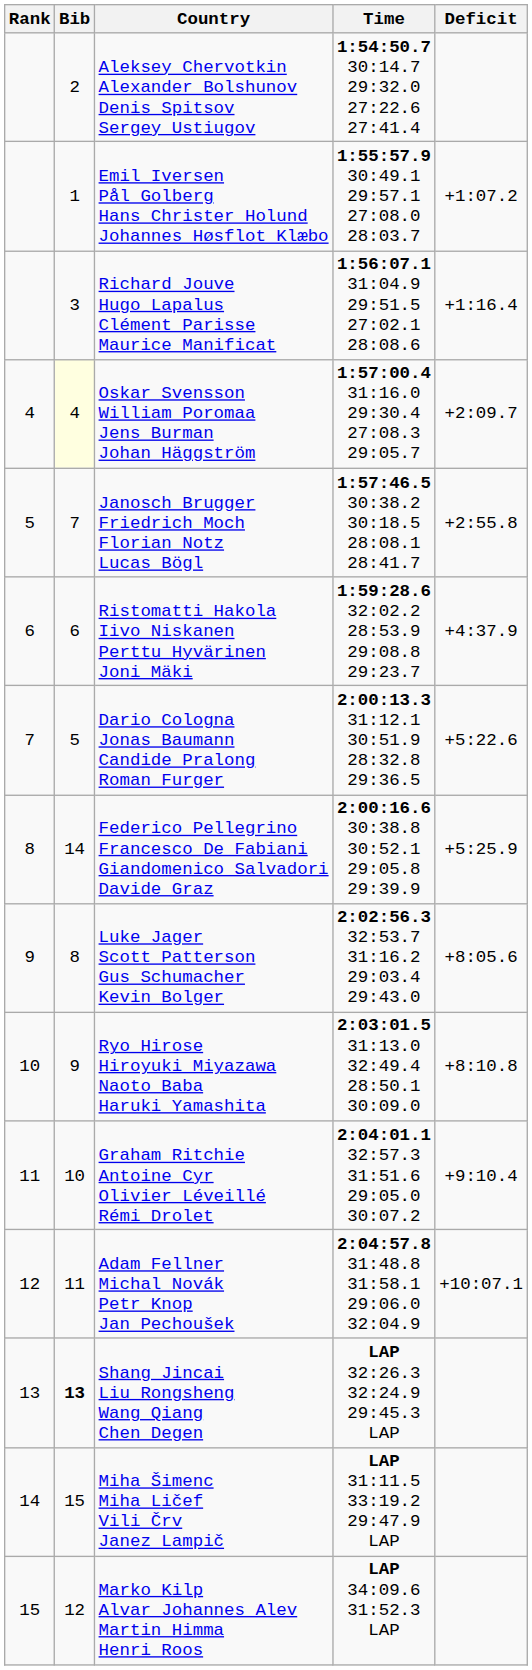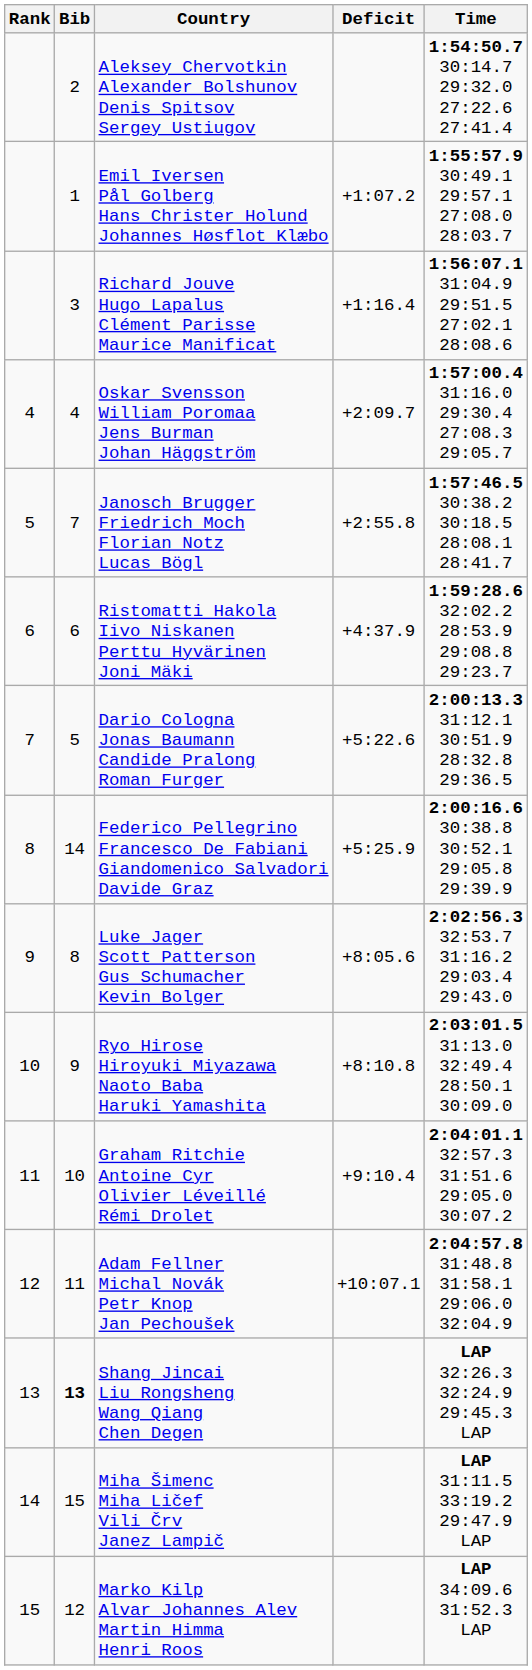columns swapped: (384, 19) <-> (481, 19)
(75, 414) lightyellow background -> (75, 414) no background
